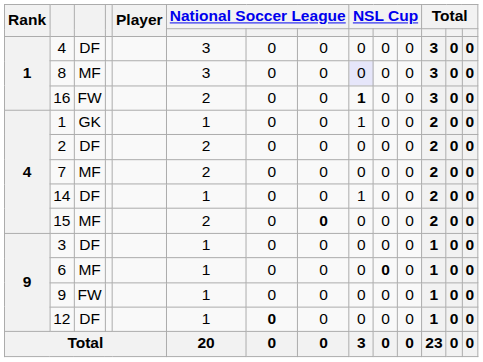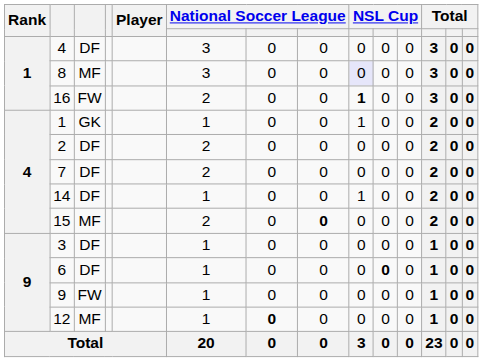(90, 171) MF -> (90, 171) DF
(90, 270) MF -> (90, 270) DF
(90, 319) DF -> (90, 319) MF
